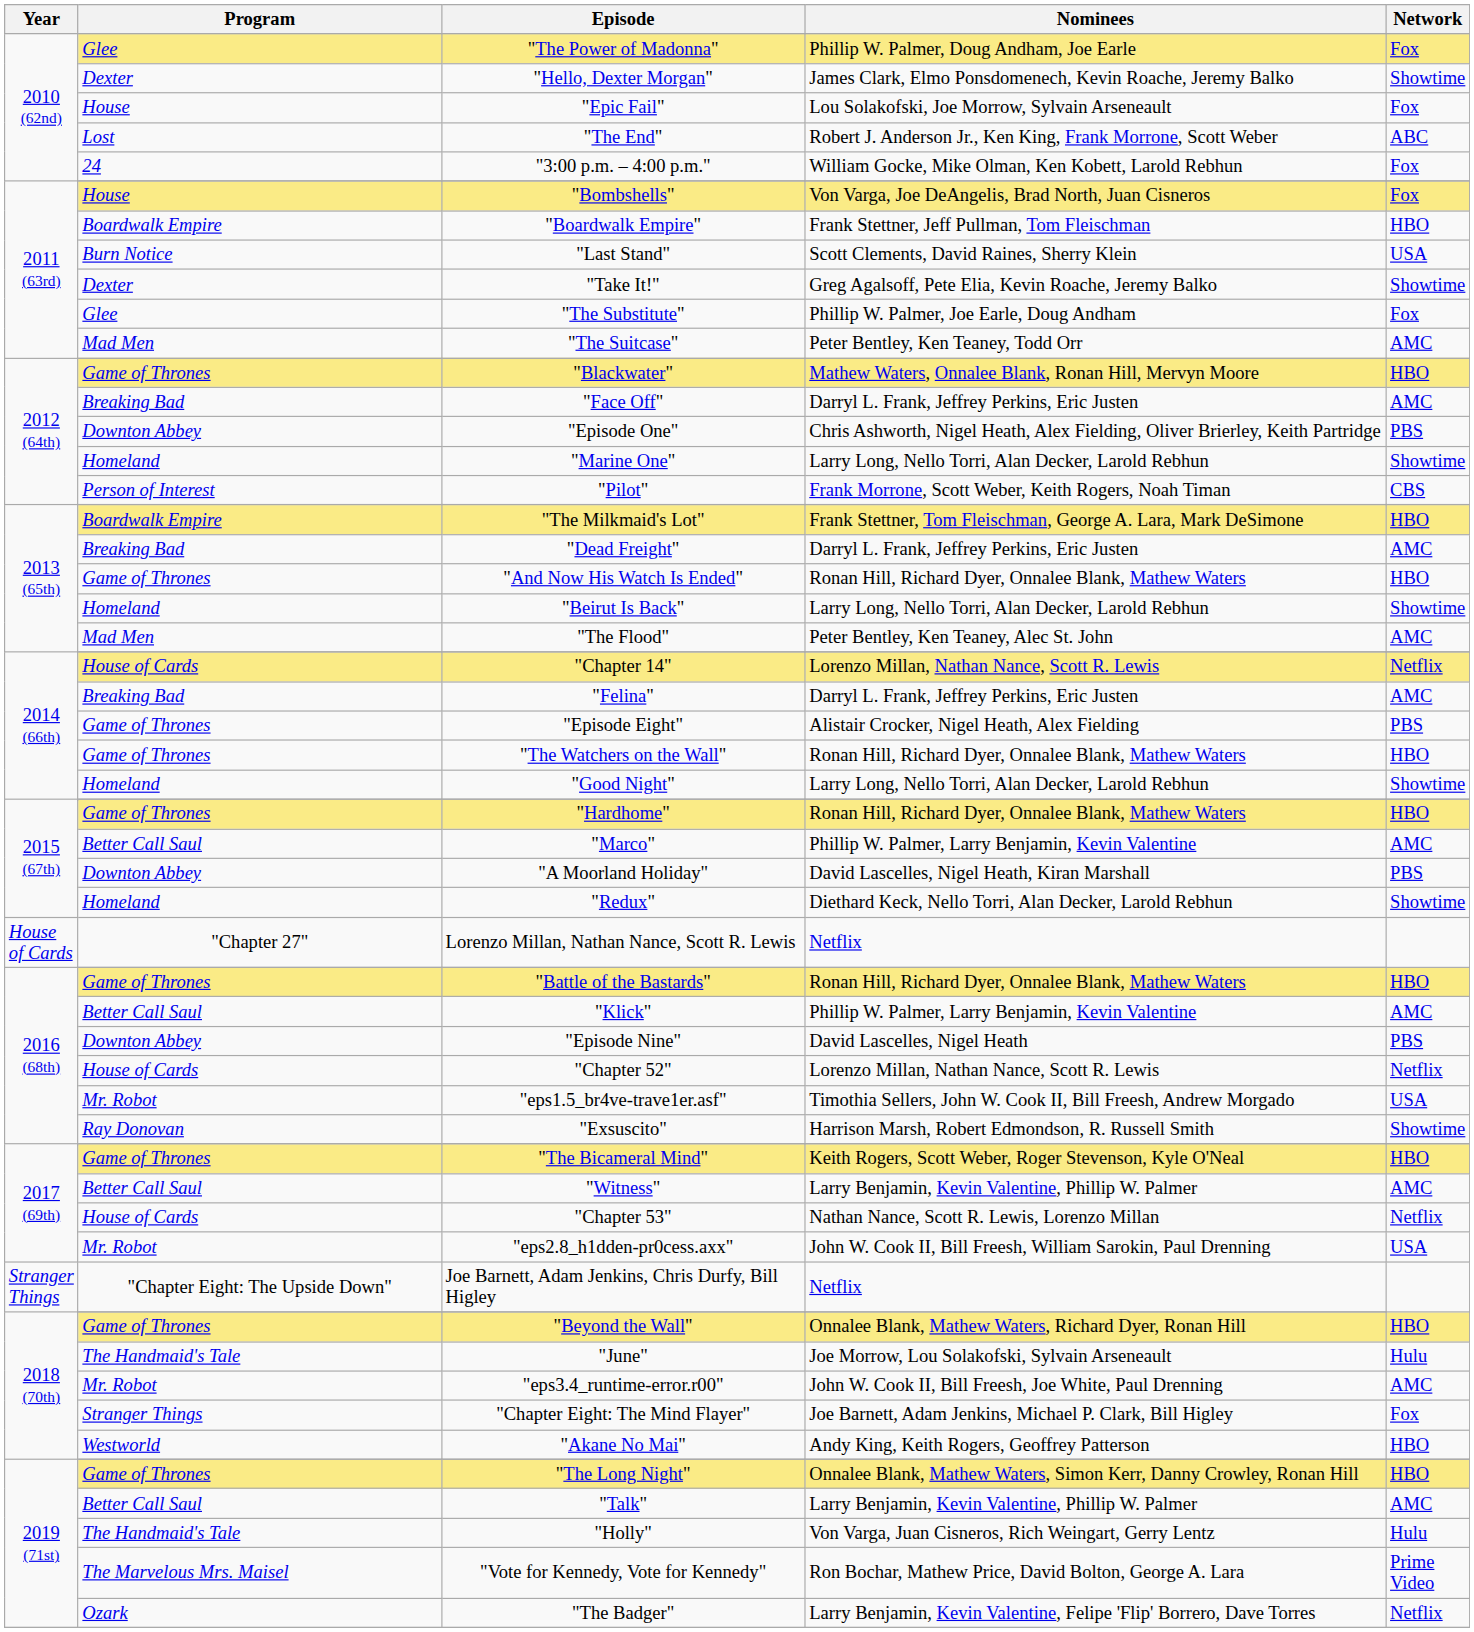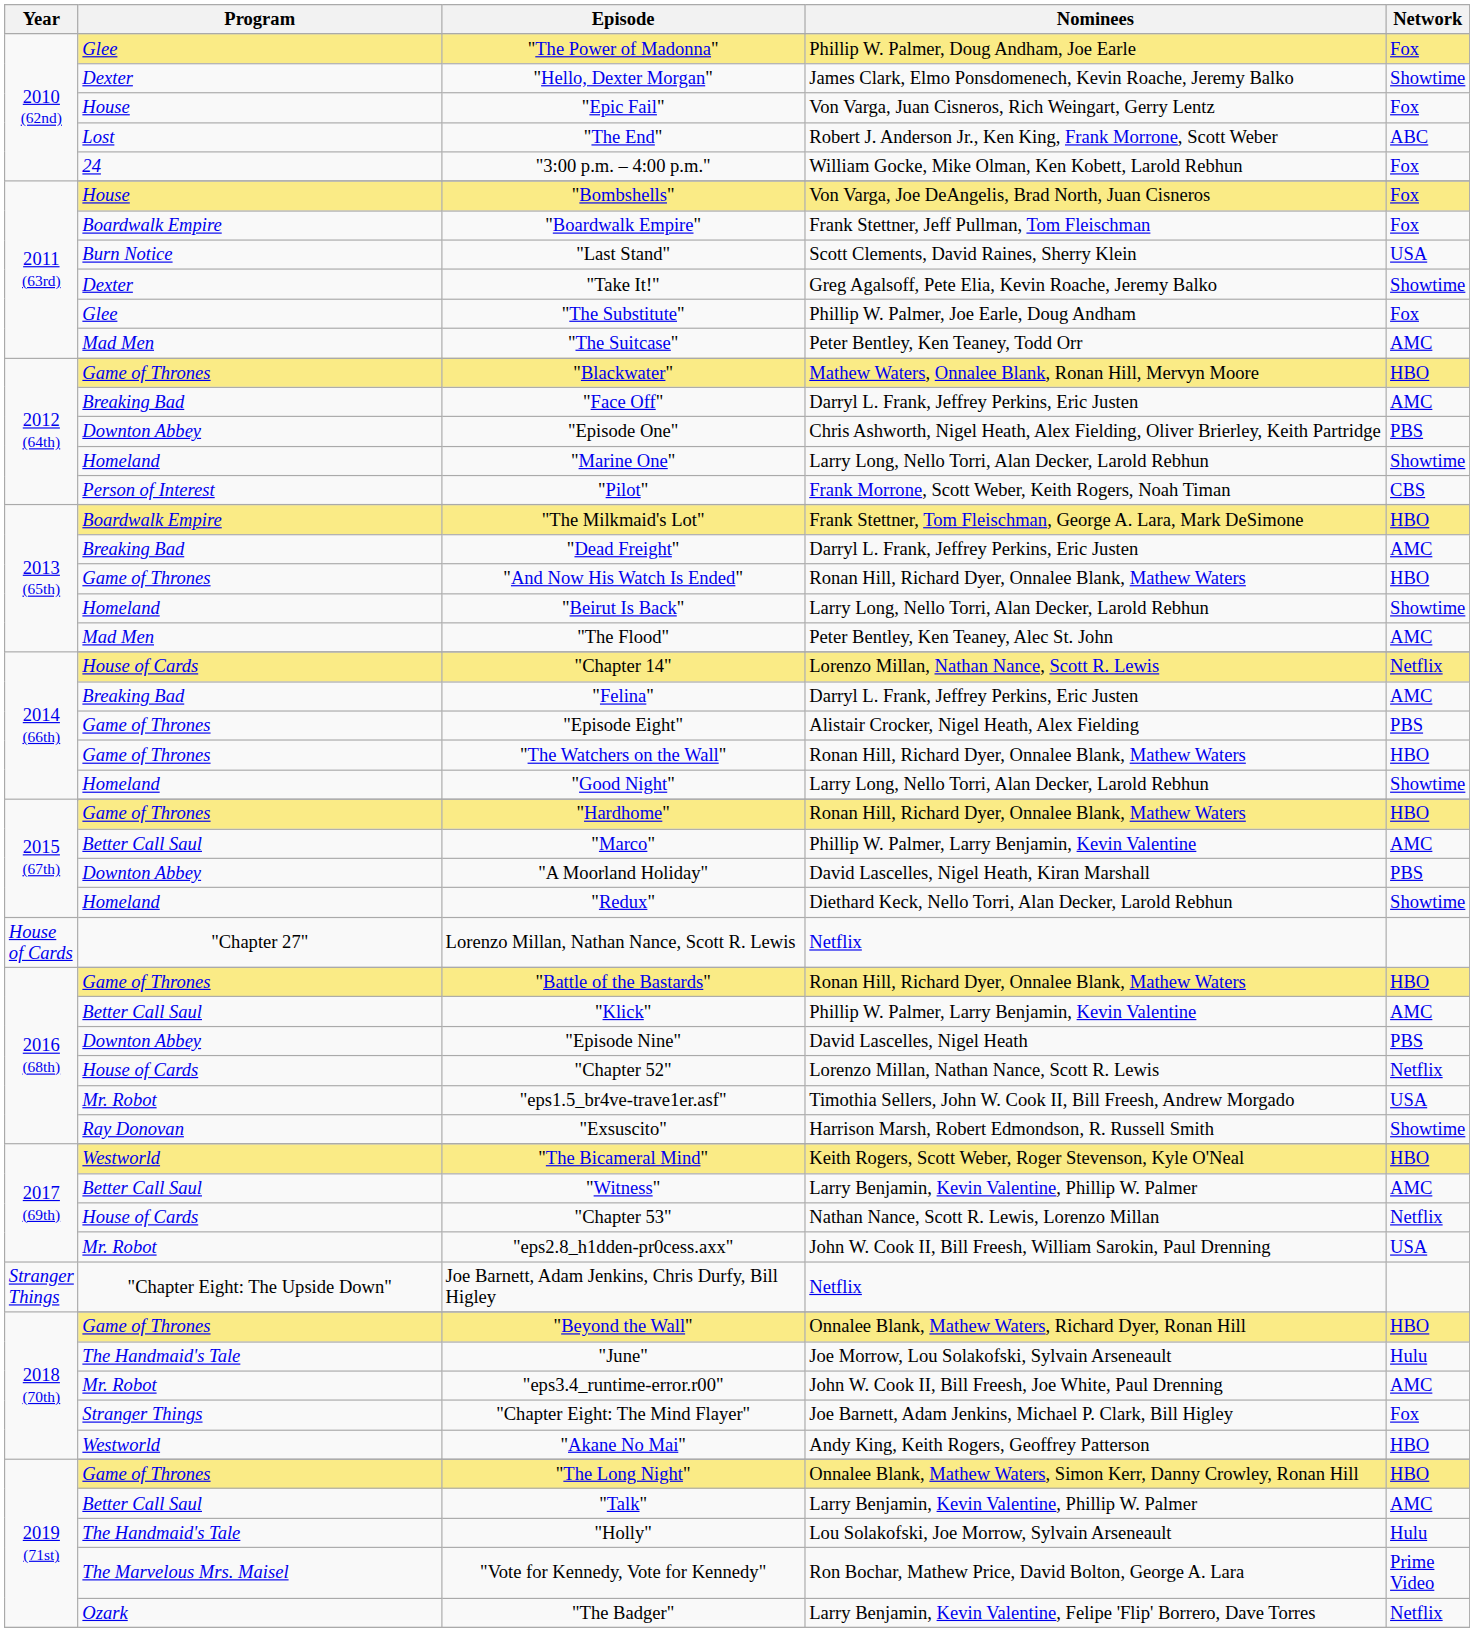(990, 107) Lou Solakofski, Joe Morrow, Sylvain Arseneault -> (1012, 107) Von Varga, Juan Cisneros, Rich Weingart, Gerry Lentz
(1410, 225) HBO -> (1405, 225) Fox
(146, 1158) Game of Thrones -> (121, 1158) Westworld
(1012, 1532) Von Varga, Juan Cisneros, Rich Weingart, Gerry Lentz -> (990, 1532) Lou Solakofski, Joe Morrow, Sylvain Arseneault
